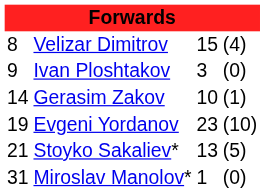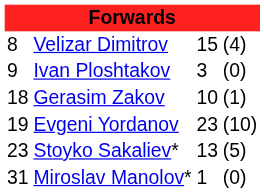(18, 97) 14 -> (18, 97) 18
(18, 150) 21 -> (18, 150) 23
